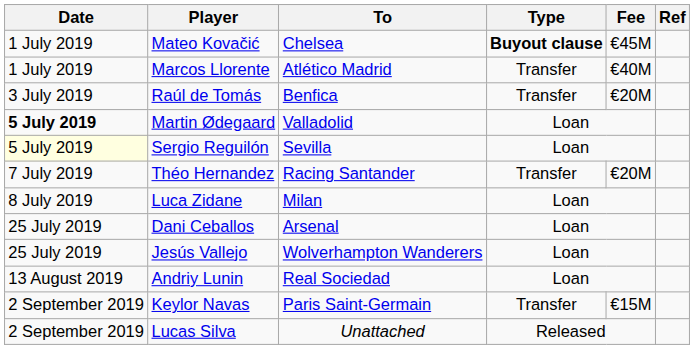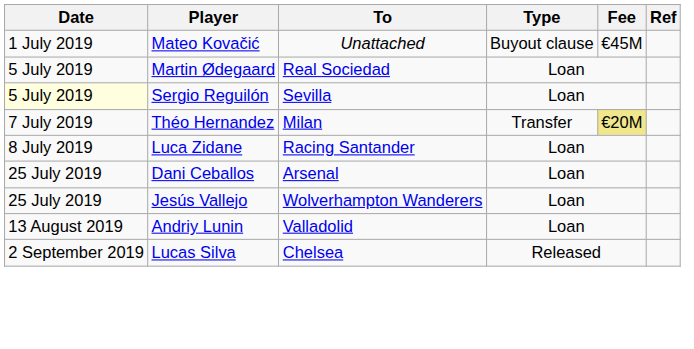(313, 43) Chelsea -> (383, 43) Unattached
(546, 43) bold -> (542, 43) normal
- row: (211, 69)
- row: (206, 95)
(52, 122) bold -> (50, 69) normal
(318, 122) Valladolid -> (336, 69) Real Sociedad
(349, 174) Racing Santander -> (302, 122) Milan
(631, 174) no background -> (622, 122) khaki background
(302, 200) Milan -> (349, 148) Racing Santander
(336, 278) Real Sociedad -> (318, 226) Valladolid
- row: (201, 305)
(383, 331) Unattached -> (313, 252) Chelsea
